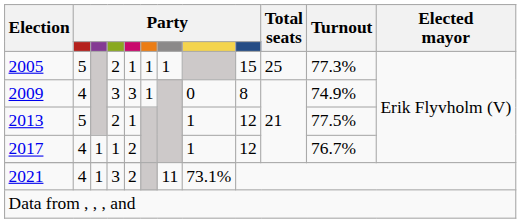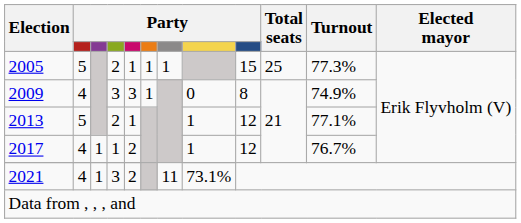(334, 120) 77.5% -> (334, 120) 77.1%
